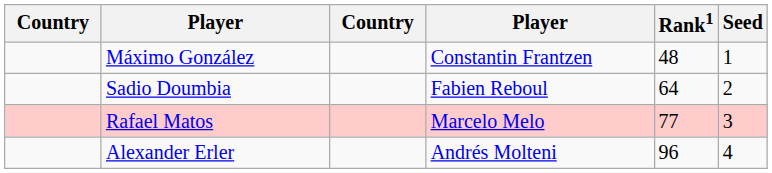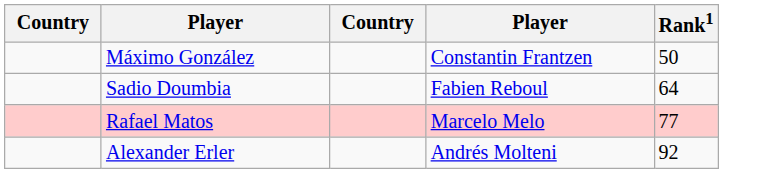- column: (743, 23)
(669, 57) 48 -> (669, 57) 50
(669, 152) 96 -> (669, 152) 92
